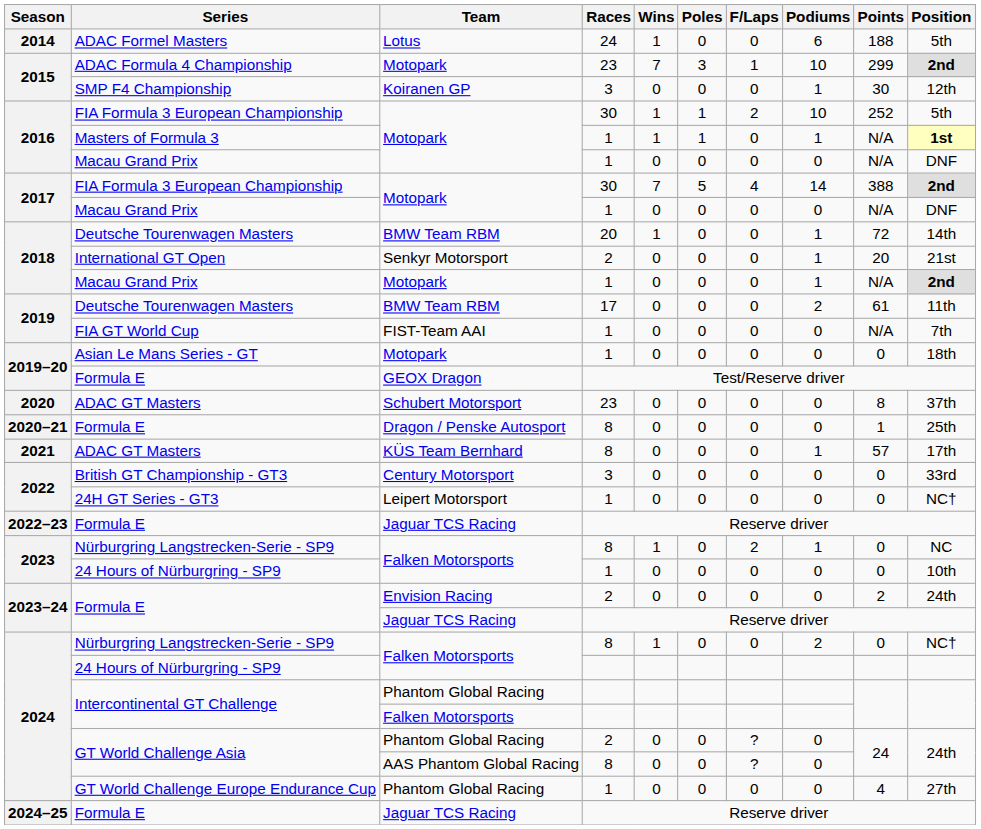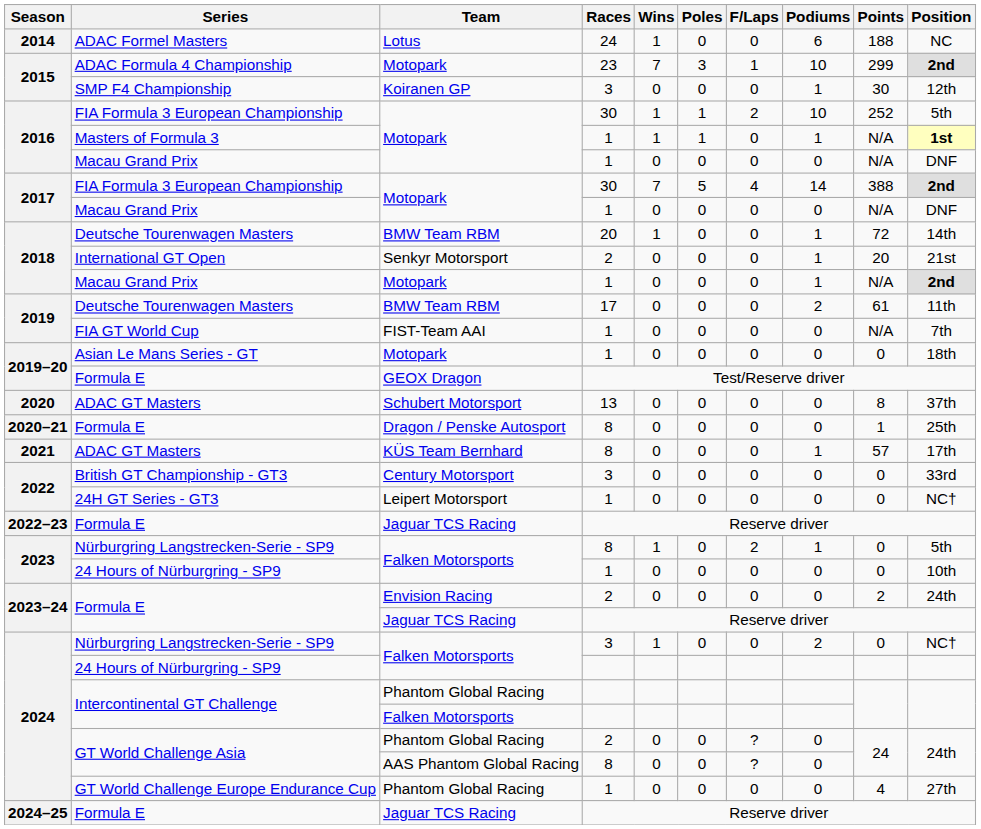(941, 41) 5th -> (941, 41) NC
(609, 403) 23 -> (609, 403) 13
(941, 548) NC -> (941, 548) 5th
(609, 644) 8 -> (609, 644) 3
